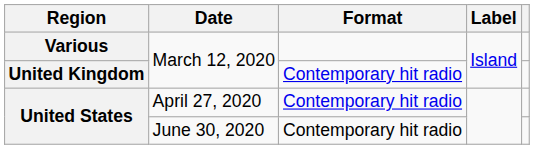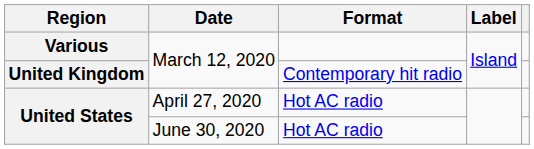(373, 102) Contemporary hit radio -> (333, 102) Hot AC radio
(373, 130) Contemporary hit radio -> (333, 130) Hot AC radio
